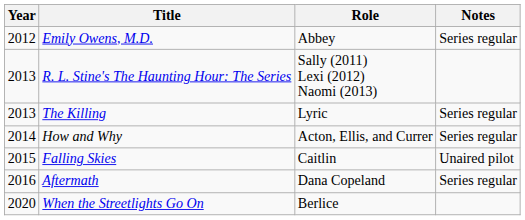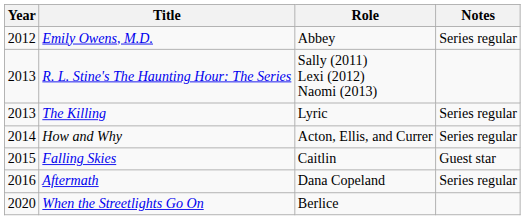(477, 158) Unaired pilot -> (468, 158) Guest star
